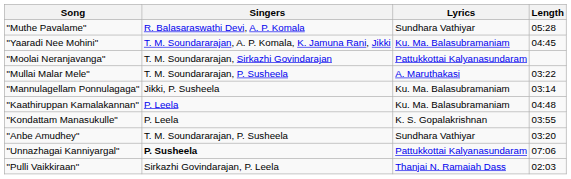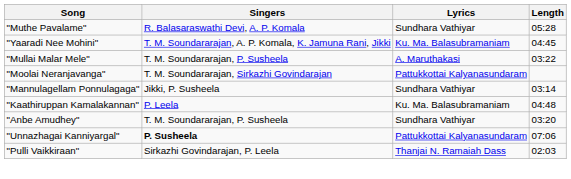rows swapped: (56, 58) <-> (48, 74)
(452, 89) Ku. Ma. Balasubramaniam -> (435, 89) Sundhara Vathiyar
- row: (62, 120)
